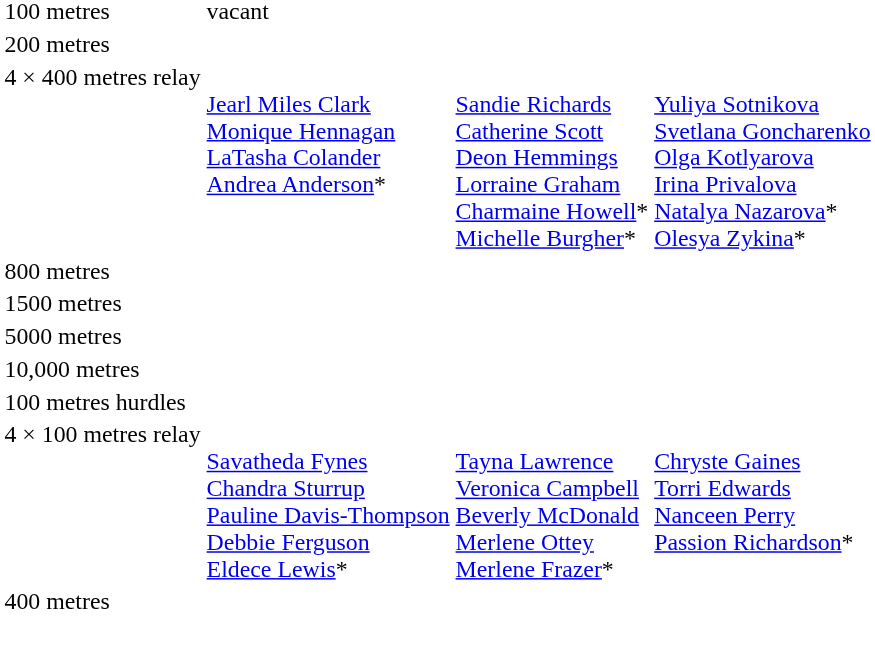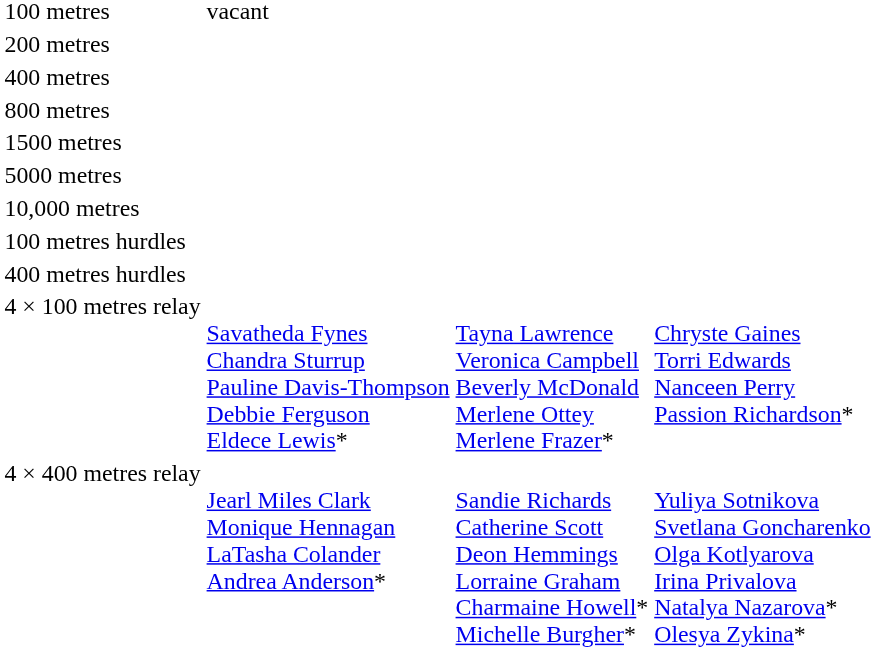rows swapped: (57, 601) <-> (103, 77)
+ row: (95, 273)
